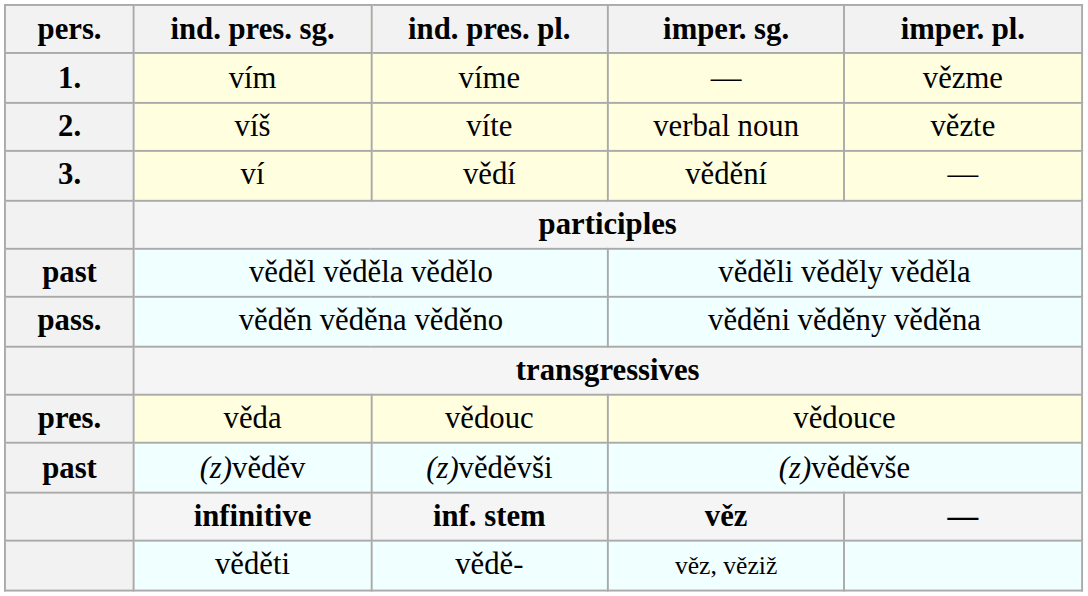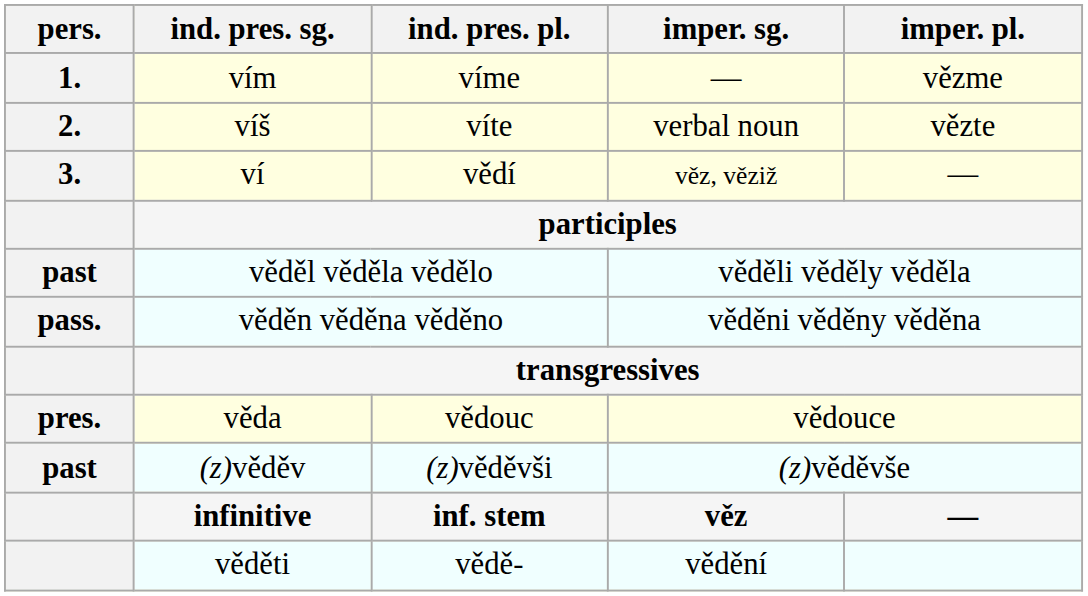(726, 175) vědění -> (726, 176) věz, věziž
(726, 566) věz, věziž -> (726, 564) vědění
